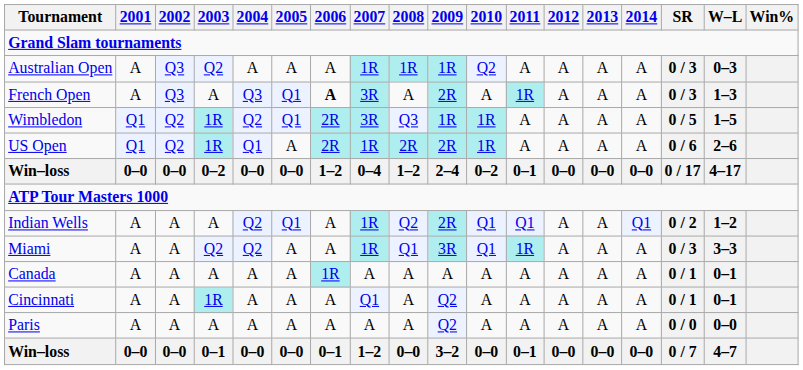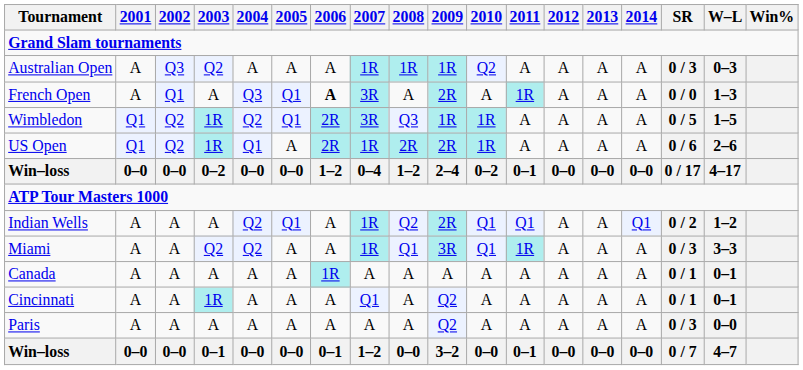(174, 93) Q3 -> (174, 93) Q1
(683, 93) 0 / 3 -> (683, 93) 0 / 0
(683, 325) 0 / 0 -> (683, 325) 0 / 3
